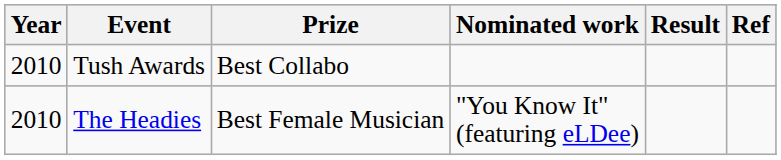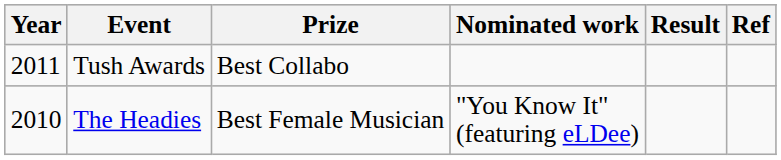(36, 65) 2010 -> (36, 65) 2011
